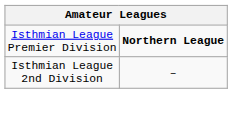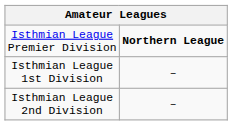+ row: (62, 72)
